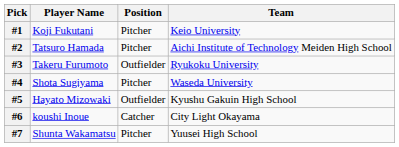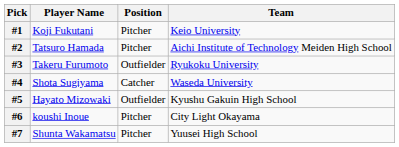(136, 82) Pitcher -> (138, 82) Catcher
(138, 116) Catcher -> (136, 116) Pitcher
